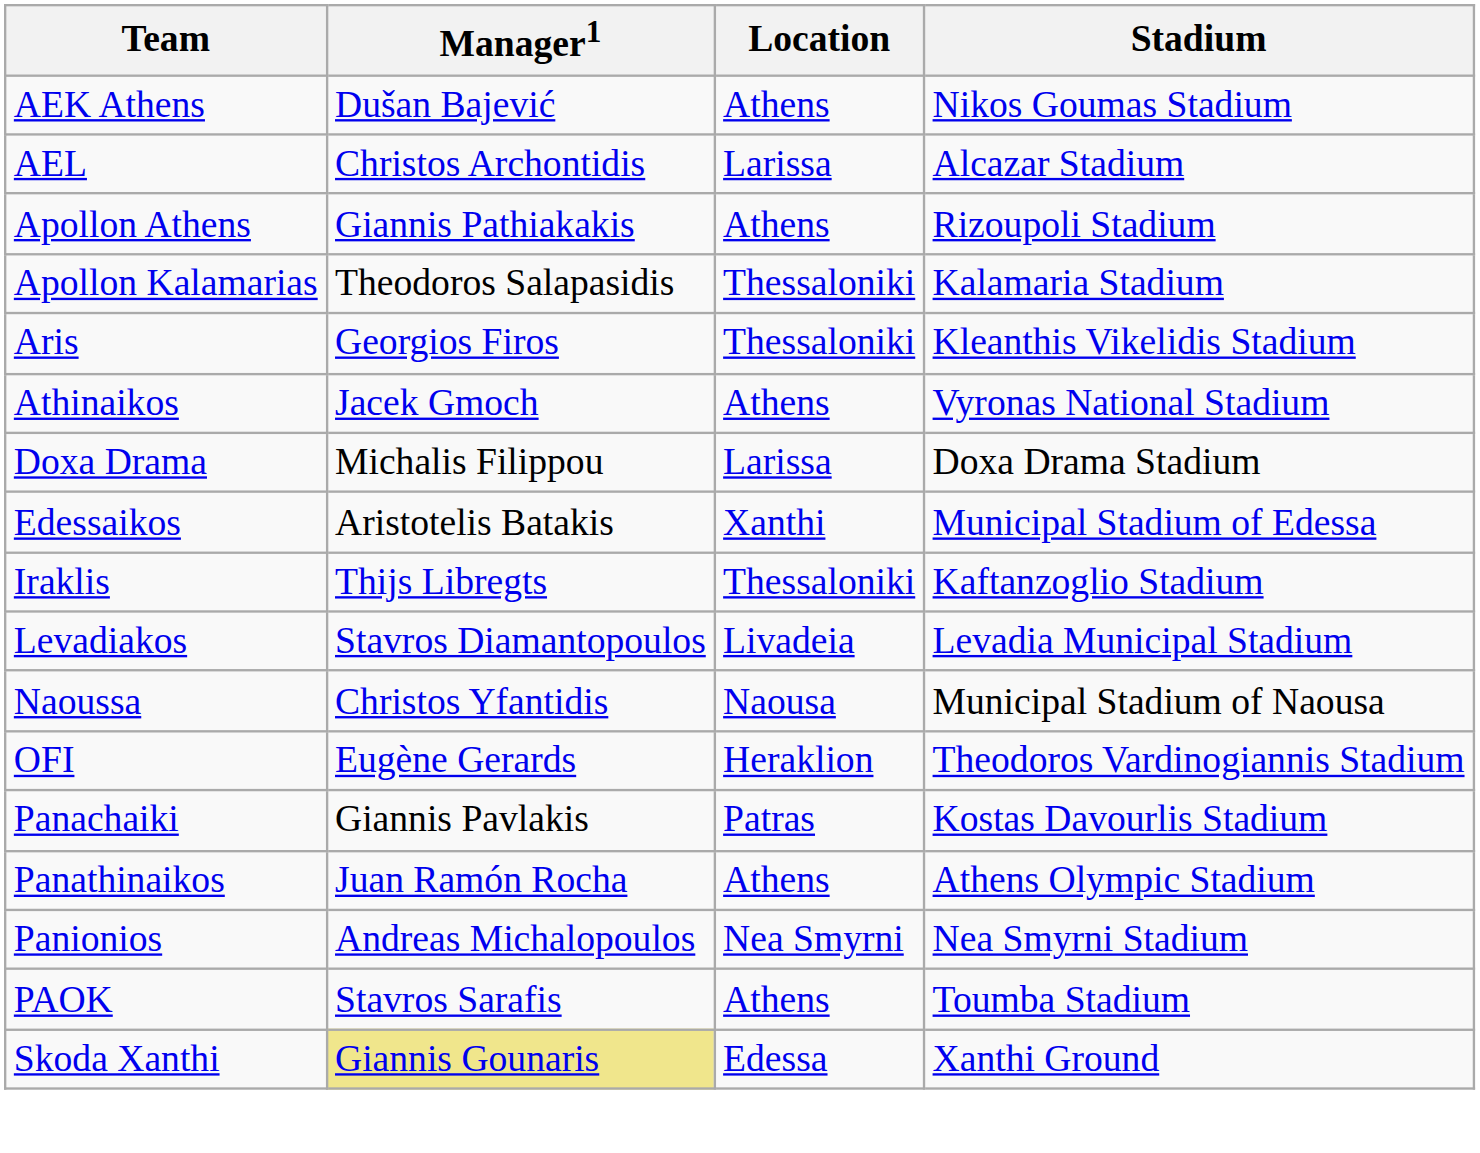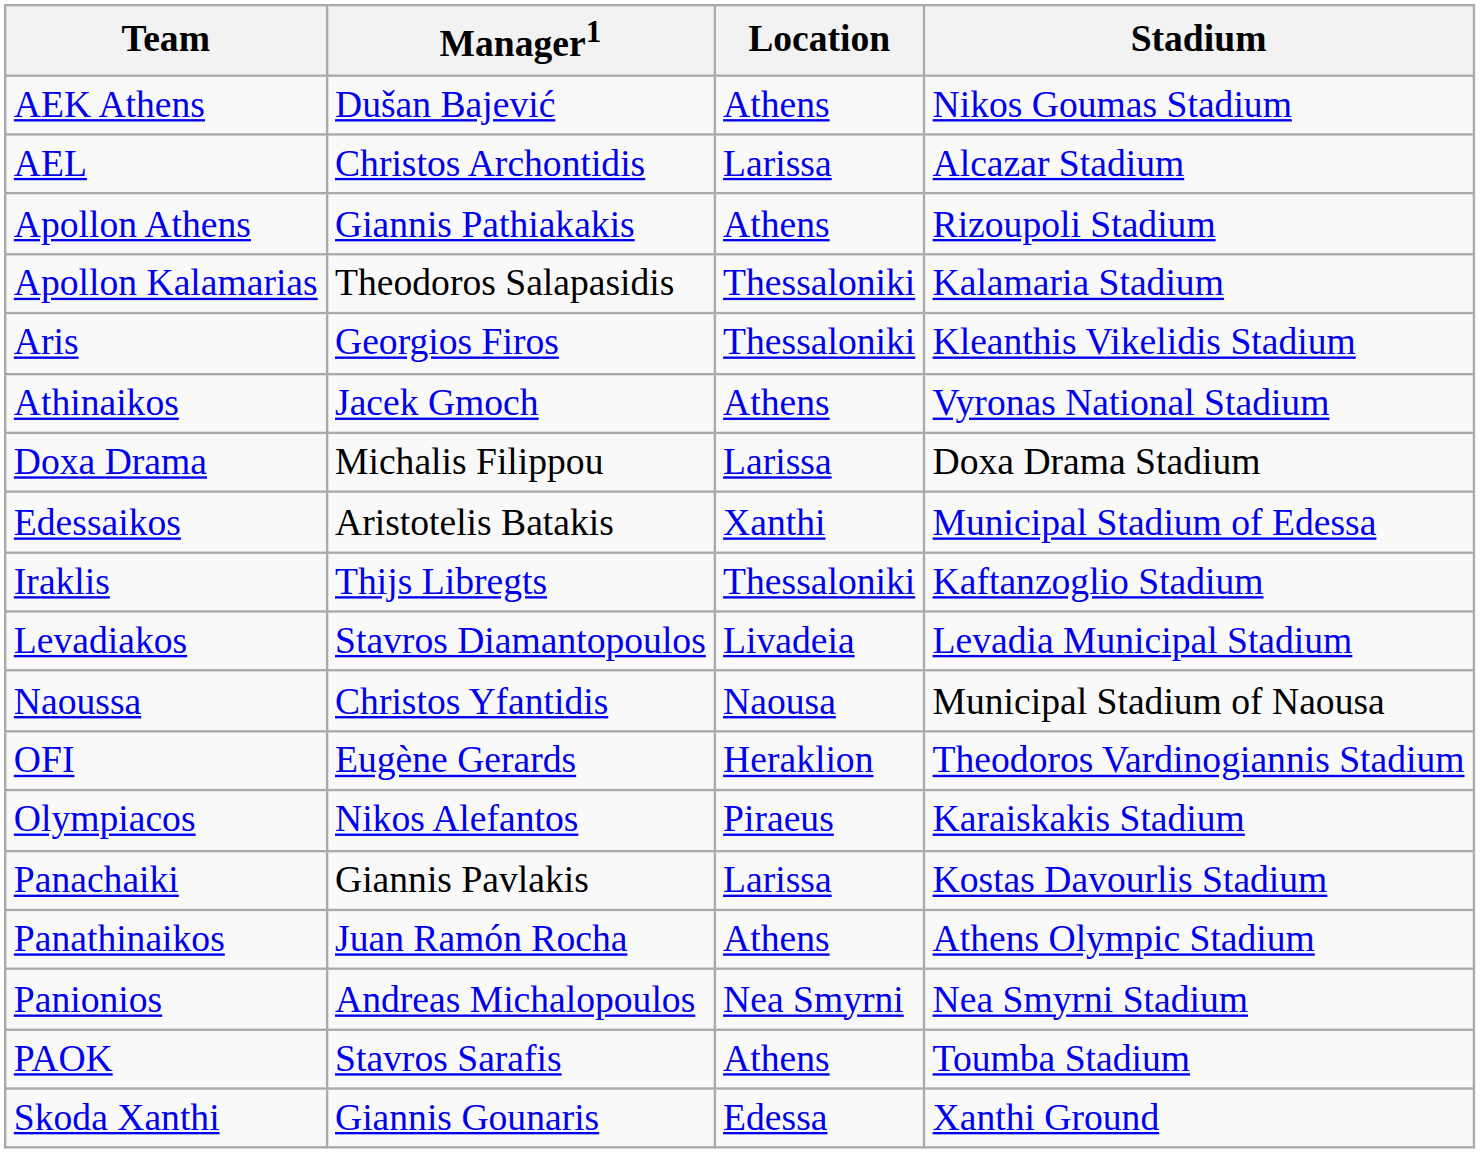+ row: (105, 819)
(769, 819) Patras -> (777, 879) Larissa
(467, 1058) khaki background -> (467, 1117) no background
